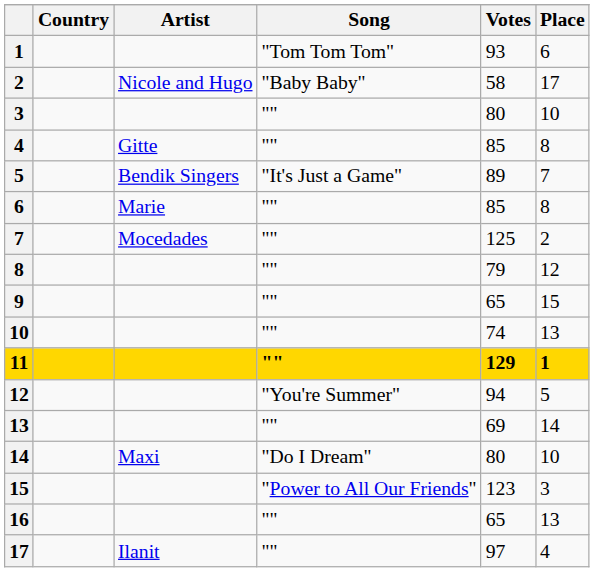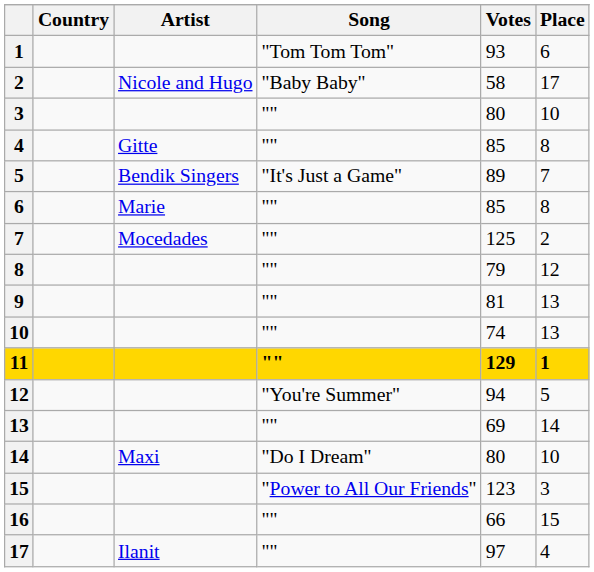(496, 301) 65 -> (496, 301) 81
(550, 301) 15 -> (550, 301) 13
(496, 519) 65 -> (496, 519) 66
(550, 519) 13 -> (550, 519) 15
